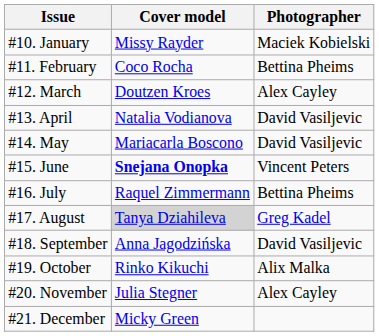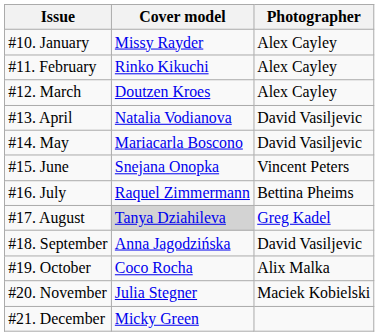(314, 42) Maciek Kobielski -> (297, 42) Alex Cayley
(154, 67) Coco Rocha -> (162, 67) Rinko Kikuchi
(305, 67) Bettina Pheims -> (297, 67) Alex Cayley
(171, 167) bold -> (167, 167) normal
(162, 268) Rinko Kikuchi -> (154, 268) Coco Rocha
(297, 293) Alex Cayley -> (314, 293) Maciek Kobielski
